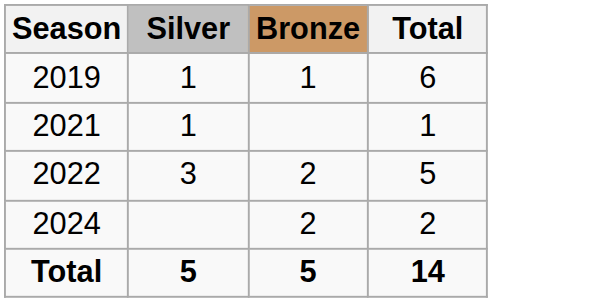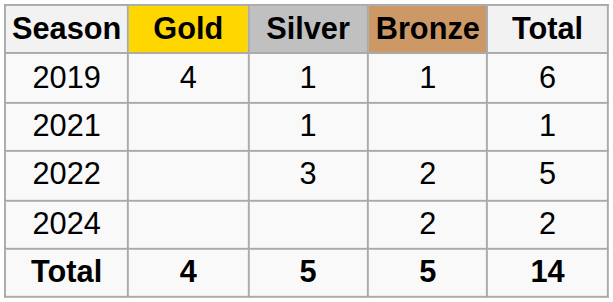+ column: (188, 28)
